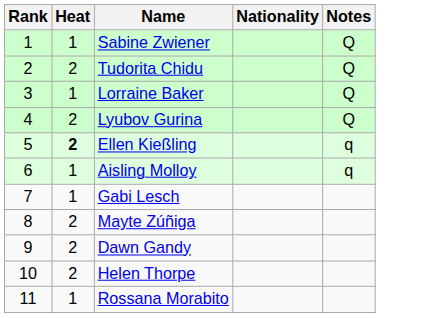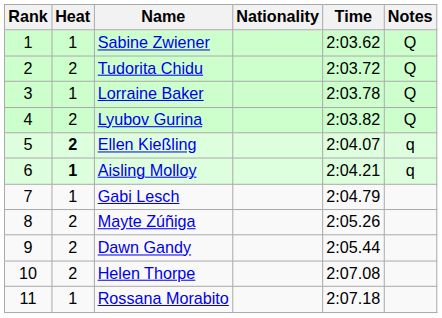+ column: (353, 17)
(73, 171) normal -> (73, 171) bold
